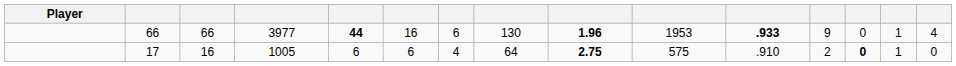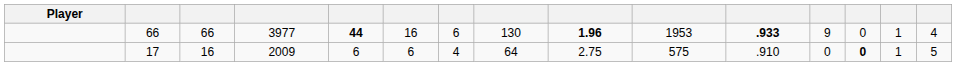(282, 52) 1005 -> (282, 52) 2009
(590, 52) bold -> (590, 52) normal
(827, 52) 2 -> (827, 52) 0
(934, 52) 0 -> (934, 52) 5
